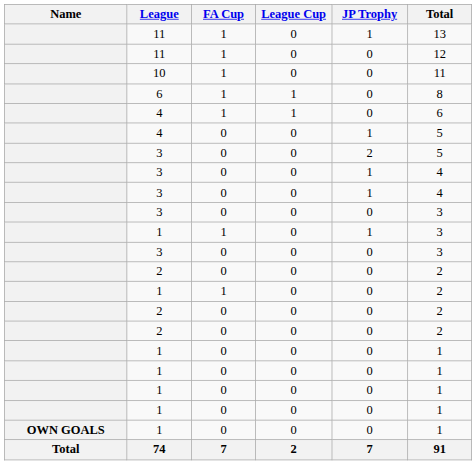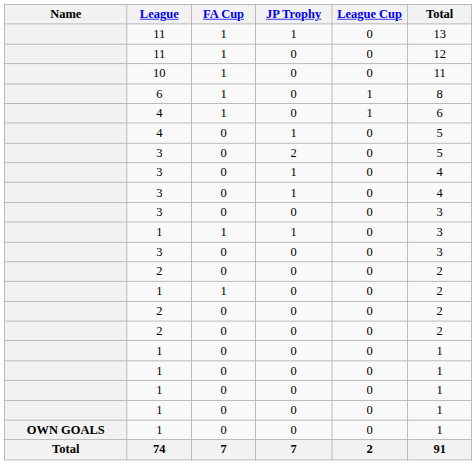columns swapped: (294, 14) <-> (370, 14)
